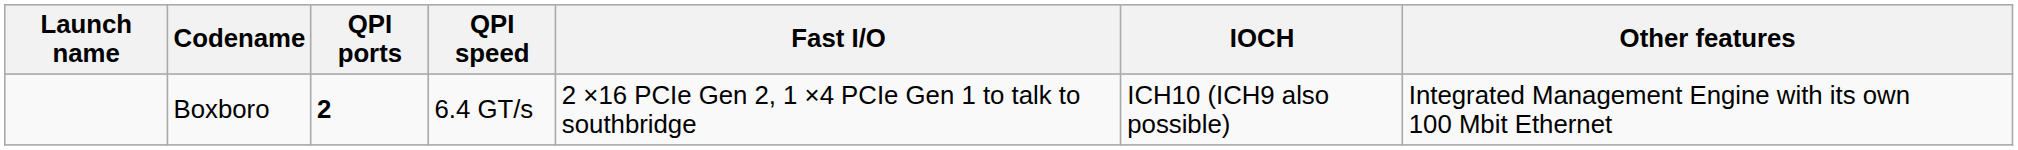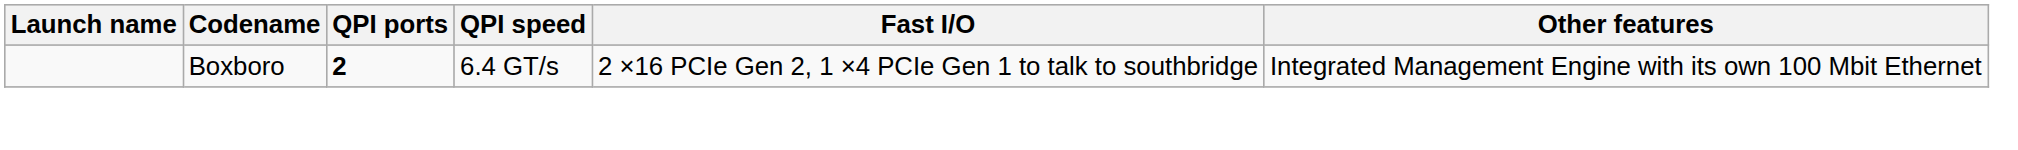- column: (1262, 39)
